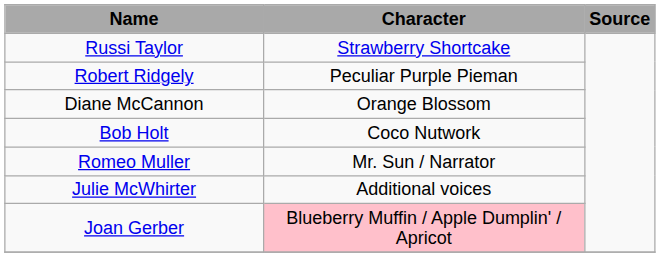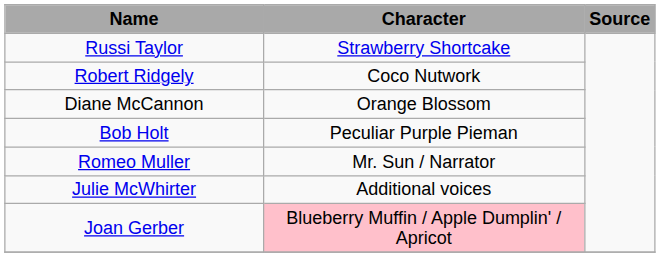(424, 76) Peculiar Purple Pieman -> (424, 76) Coco Nutwork
(424, 133) Coco Nutwork -> (424, 133) Peculiar Purple Pieman
